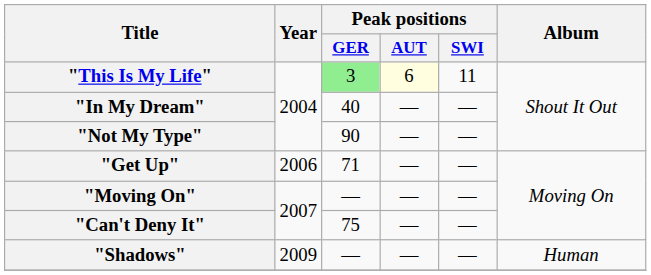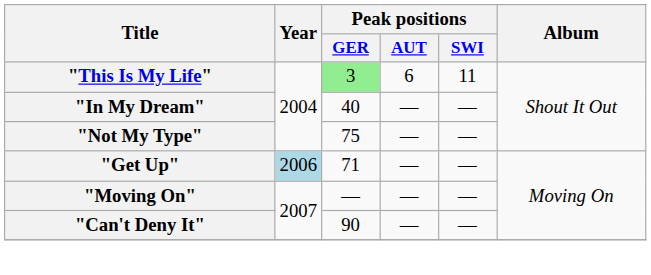(409, 76) lightyellow background -> (409, 76) no background
(351, 136) 90 -> (351, 136) 75
(298, 165) no background -> (298, 165) lightblue background
(351, 225) 75 -> (351, 225) 90
- row: (140, 254)
